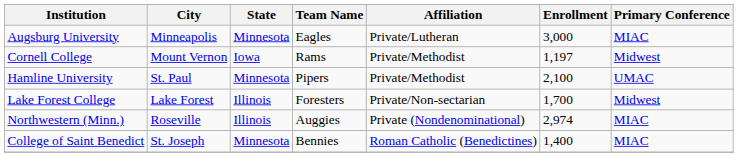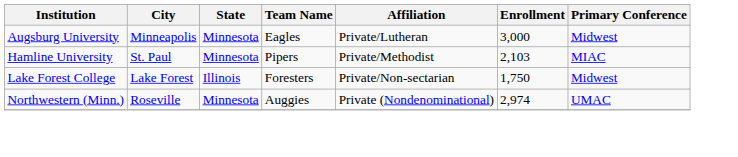(631, 36) MIAC -> (594, 36) Midwest
- row: (50, 57)
(558, 78) 2,100 -> (515, 57) 2,103
(634, 78) UMAC -> (588, 57) MIAC
(558, 99) 1,700 -> (515, 78) 1,750
(252, 120) Illinois -> (231, 99) Minnesota
(631, 120) MIAC -> (591, 99) UMAC
- row: (76, 141)
